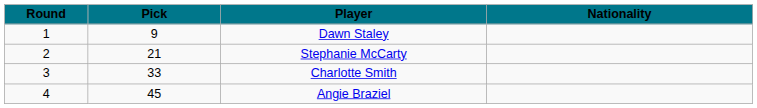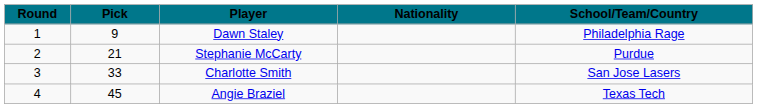+ column: (634, 14)
